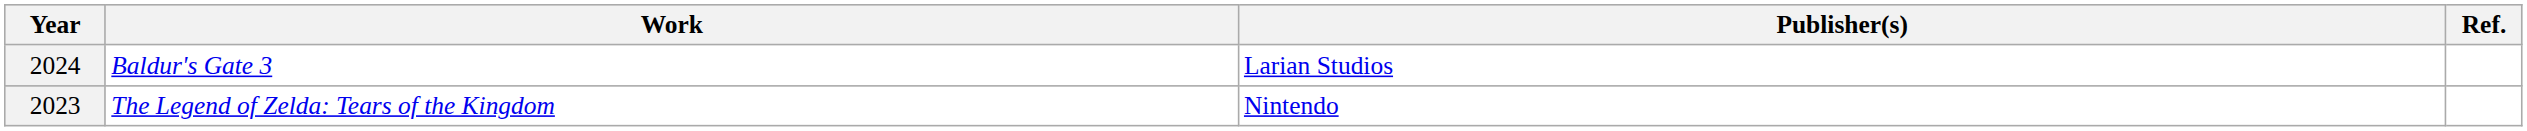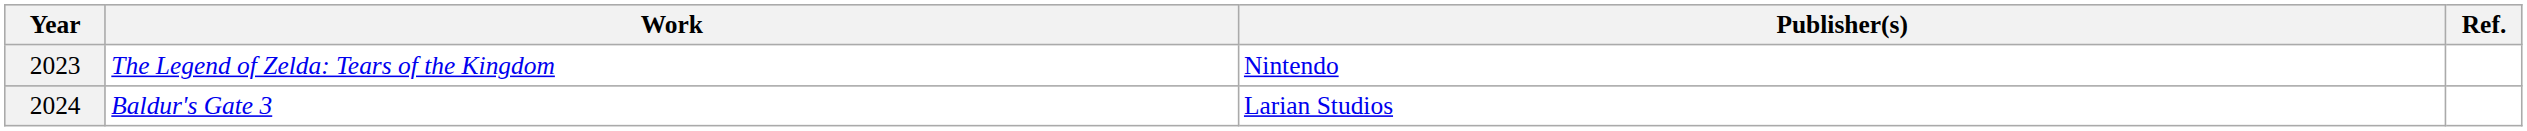rows swapped: (55, 105) <-> (55, 65)
